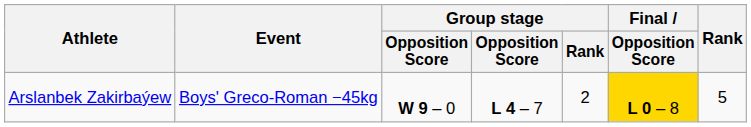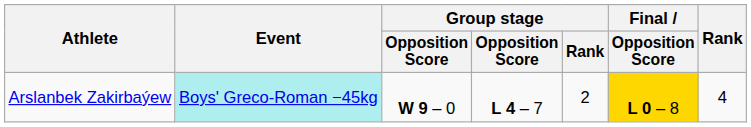(278, 98) no background -> (278, 98) paleturquoise background
(722, 98) 5 -> (722, 98) 4
